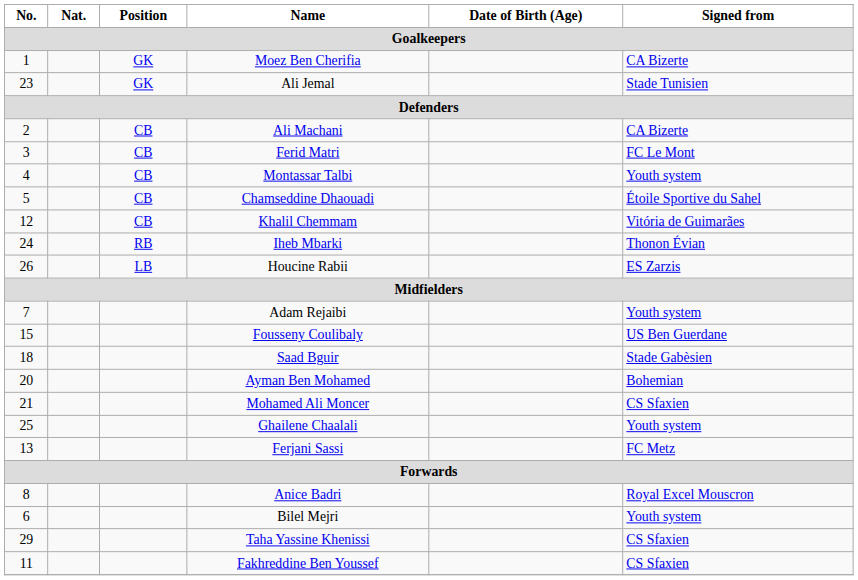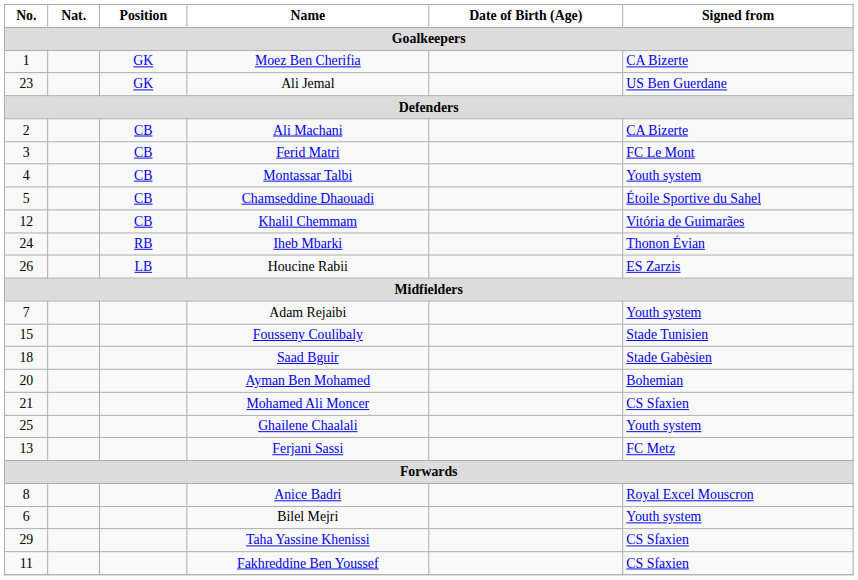(667, 84) Stade Tunisien -> (677, 84) US Ben Guerdane
(677, 335) US Ben Guerdane -> (667, 335) Stade Tunisien
